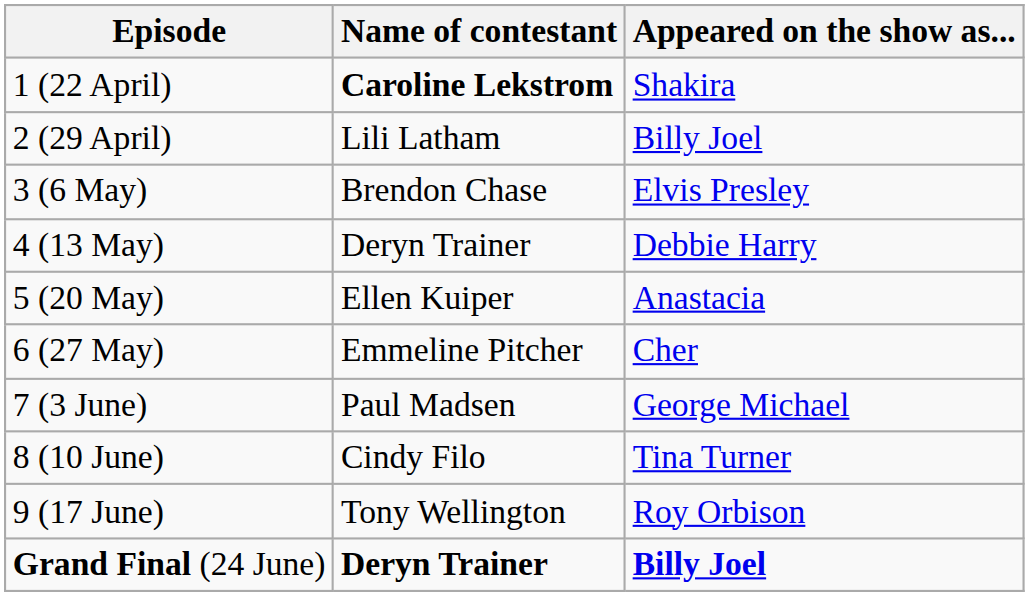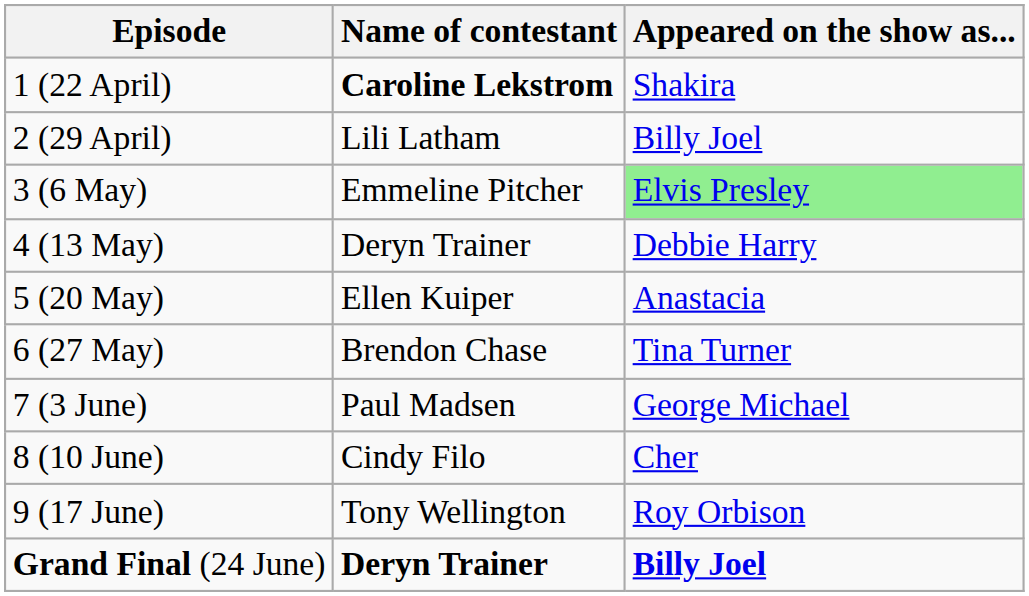(444, 191) Brendon Chase -> (462, 191) Emmeline Pitcher
(721, 191) no background -> (721, 191) lightgreen background
(462, 350) Emmeline Pitcher -> (444, 350) Brendon Chase
(665, 350) Cher -> (712, 350) Tina Turner
(712, 457) Tina Turner -> (665, 457) Cher
